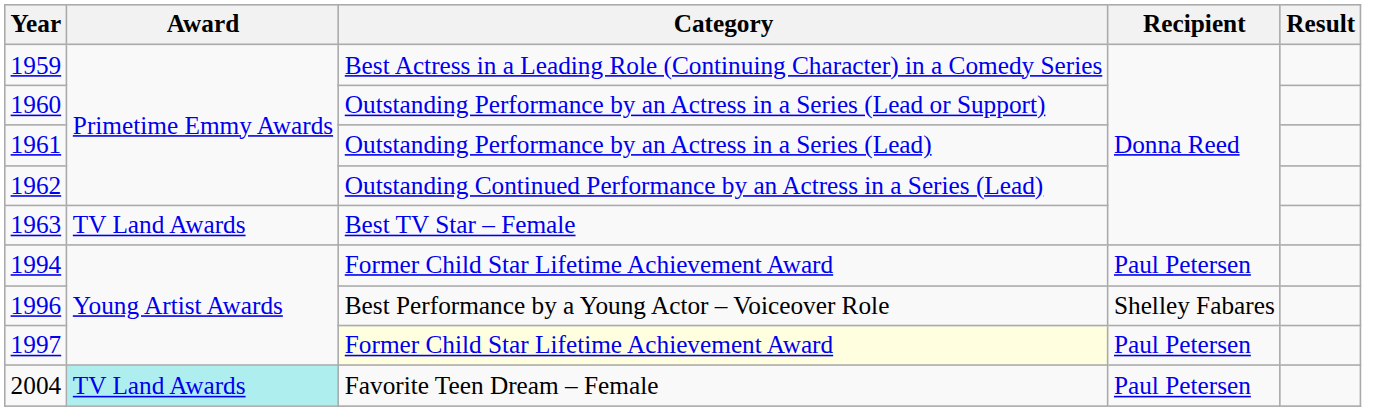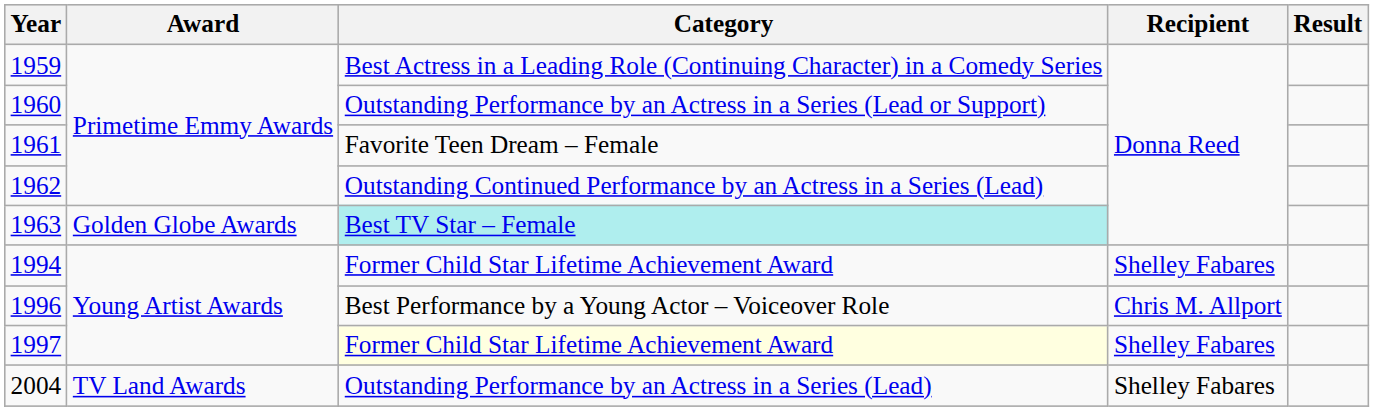(638, 144) Outstanding Performance by an Actress in a Series (Lead) -> (502, 144) Favorite Teen Dream – Female
(159, 225) TV Land Awards -> (185, 225) Golden Globe Awards
(460, 225) no background -> (460, 225) paleturquoise background
(1182, 265) Paul Petersen -> (1194, 265) Shelley Fabares
(1194, 305) Shelley Fabares -> (1198, 305) Chris M. Allport
(1182, 345) Paul Petersen -> (1194, 345) Shelley Fabares
(159, 385) paleturquoise background -> (159, 385) no background
(502, 385) Favorite Teen Dream – Female -> (638, 385) Outstanding Performance by an Actress in a Series (Lead)
(1182, 385) Paul Petersen -> (1194, 385) Shelley Fabares
